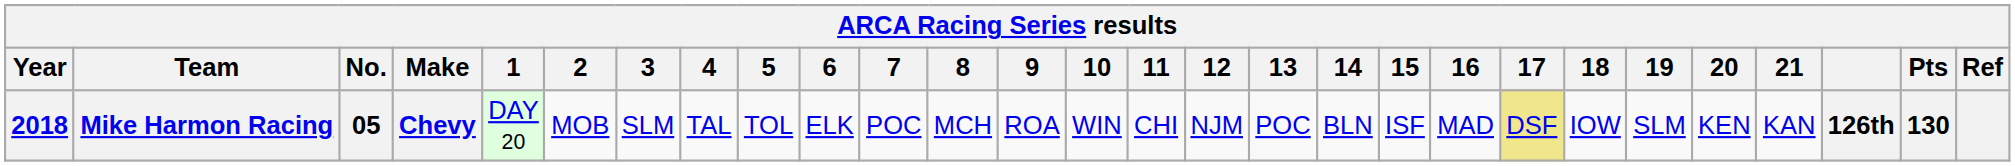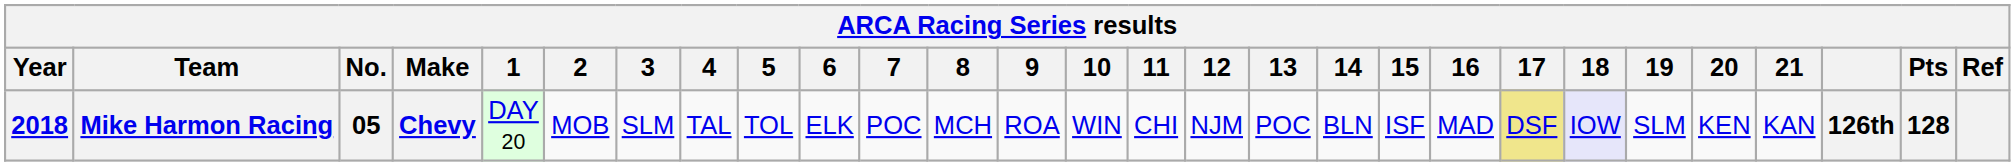(1595, 125) no background -> (1595, 125) lavender background
(1928, 125) 130 -> (1928, 125) 128
